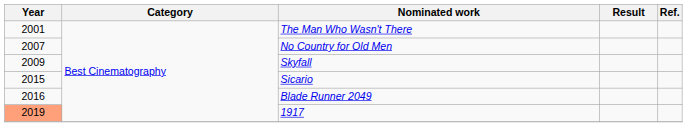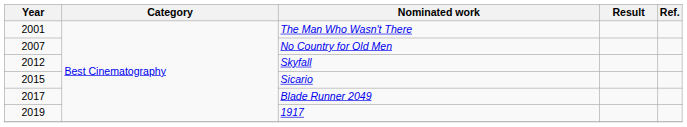(33, 63) 2009 -> (33, 63) 2012
(33, 96) 2016 -> (33, 96) 2017
(33, 113) lightsalmon background -> (33, 113) no background
